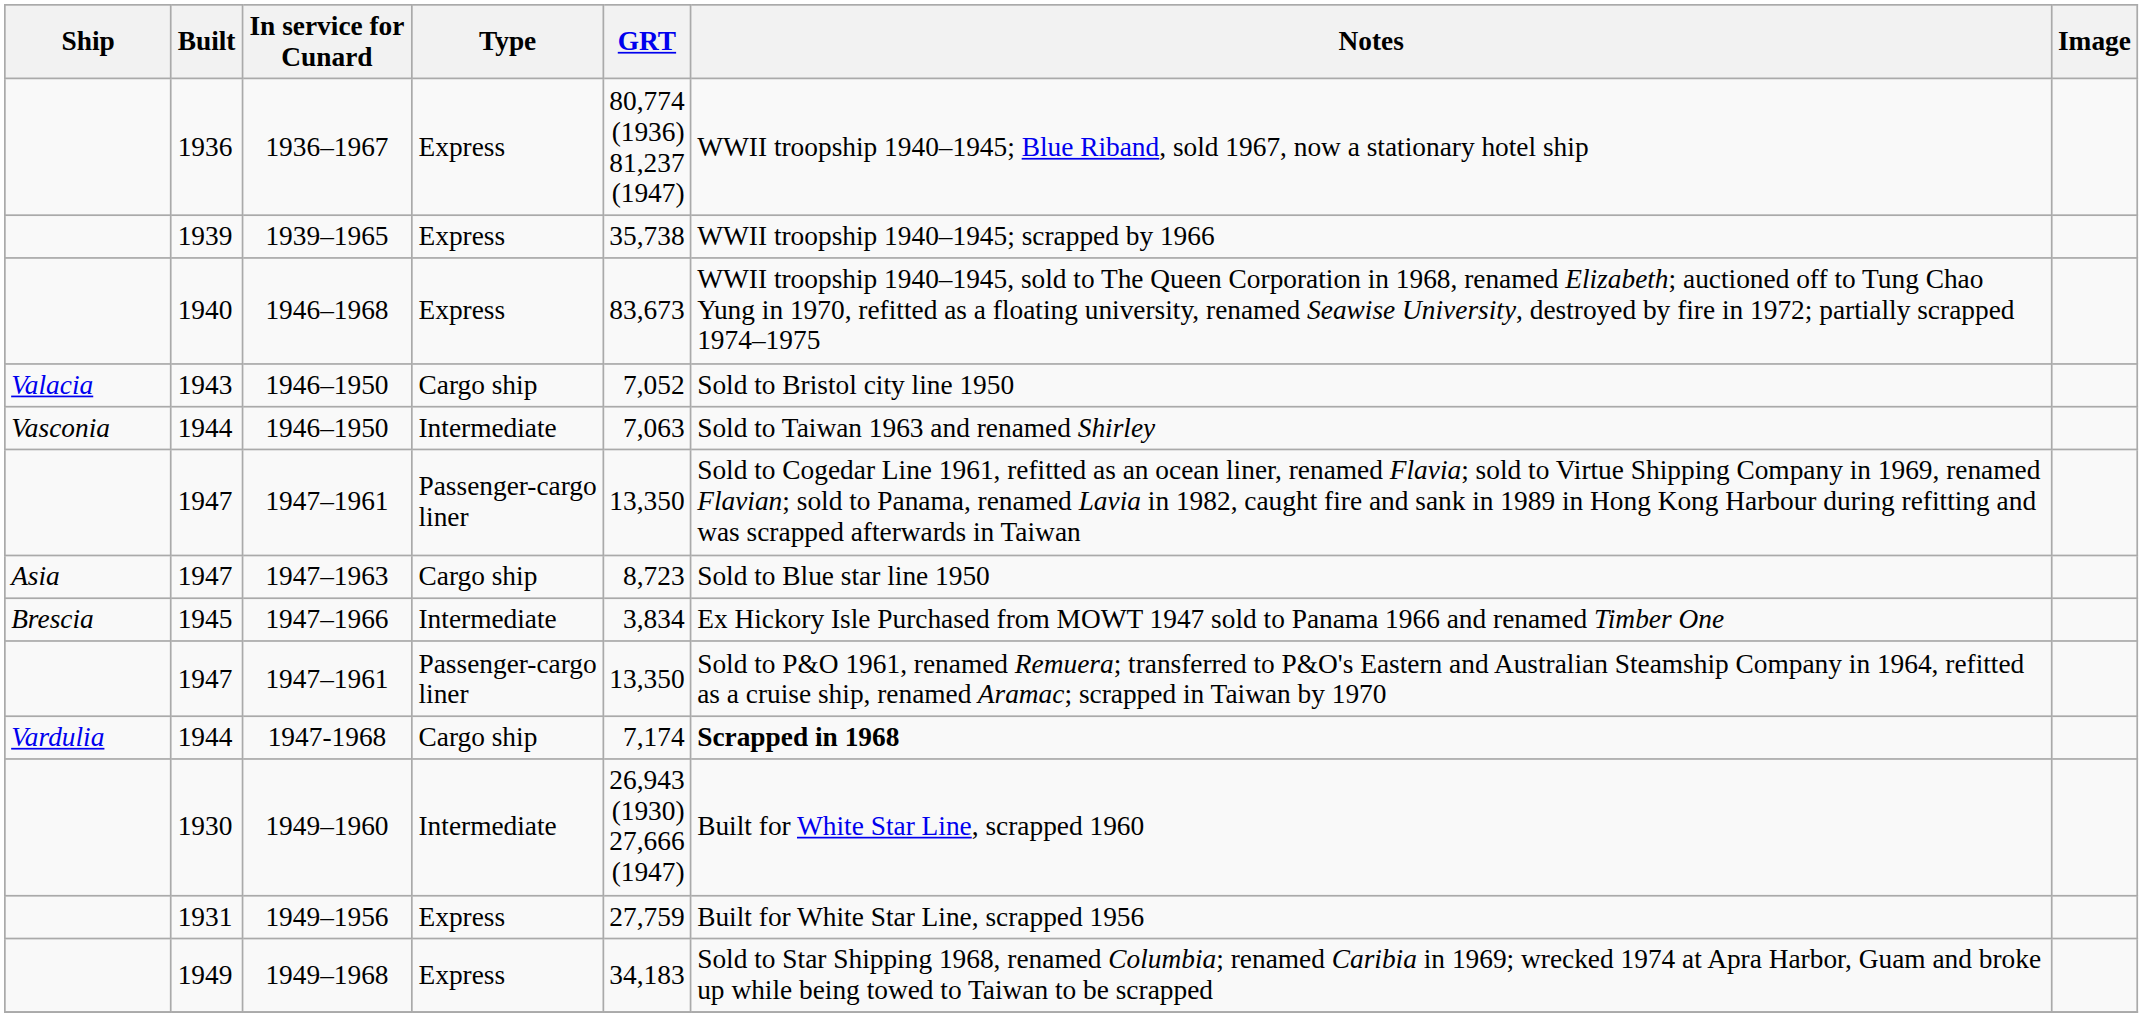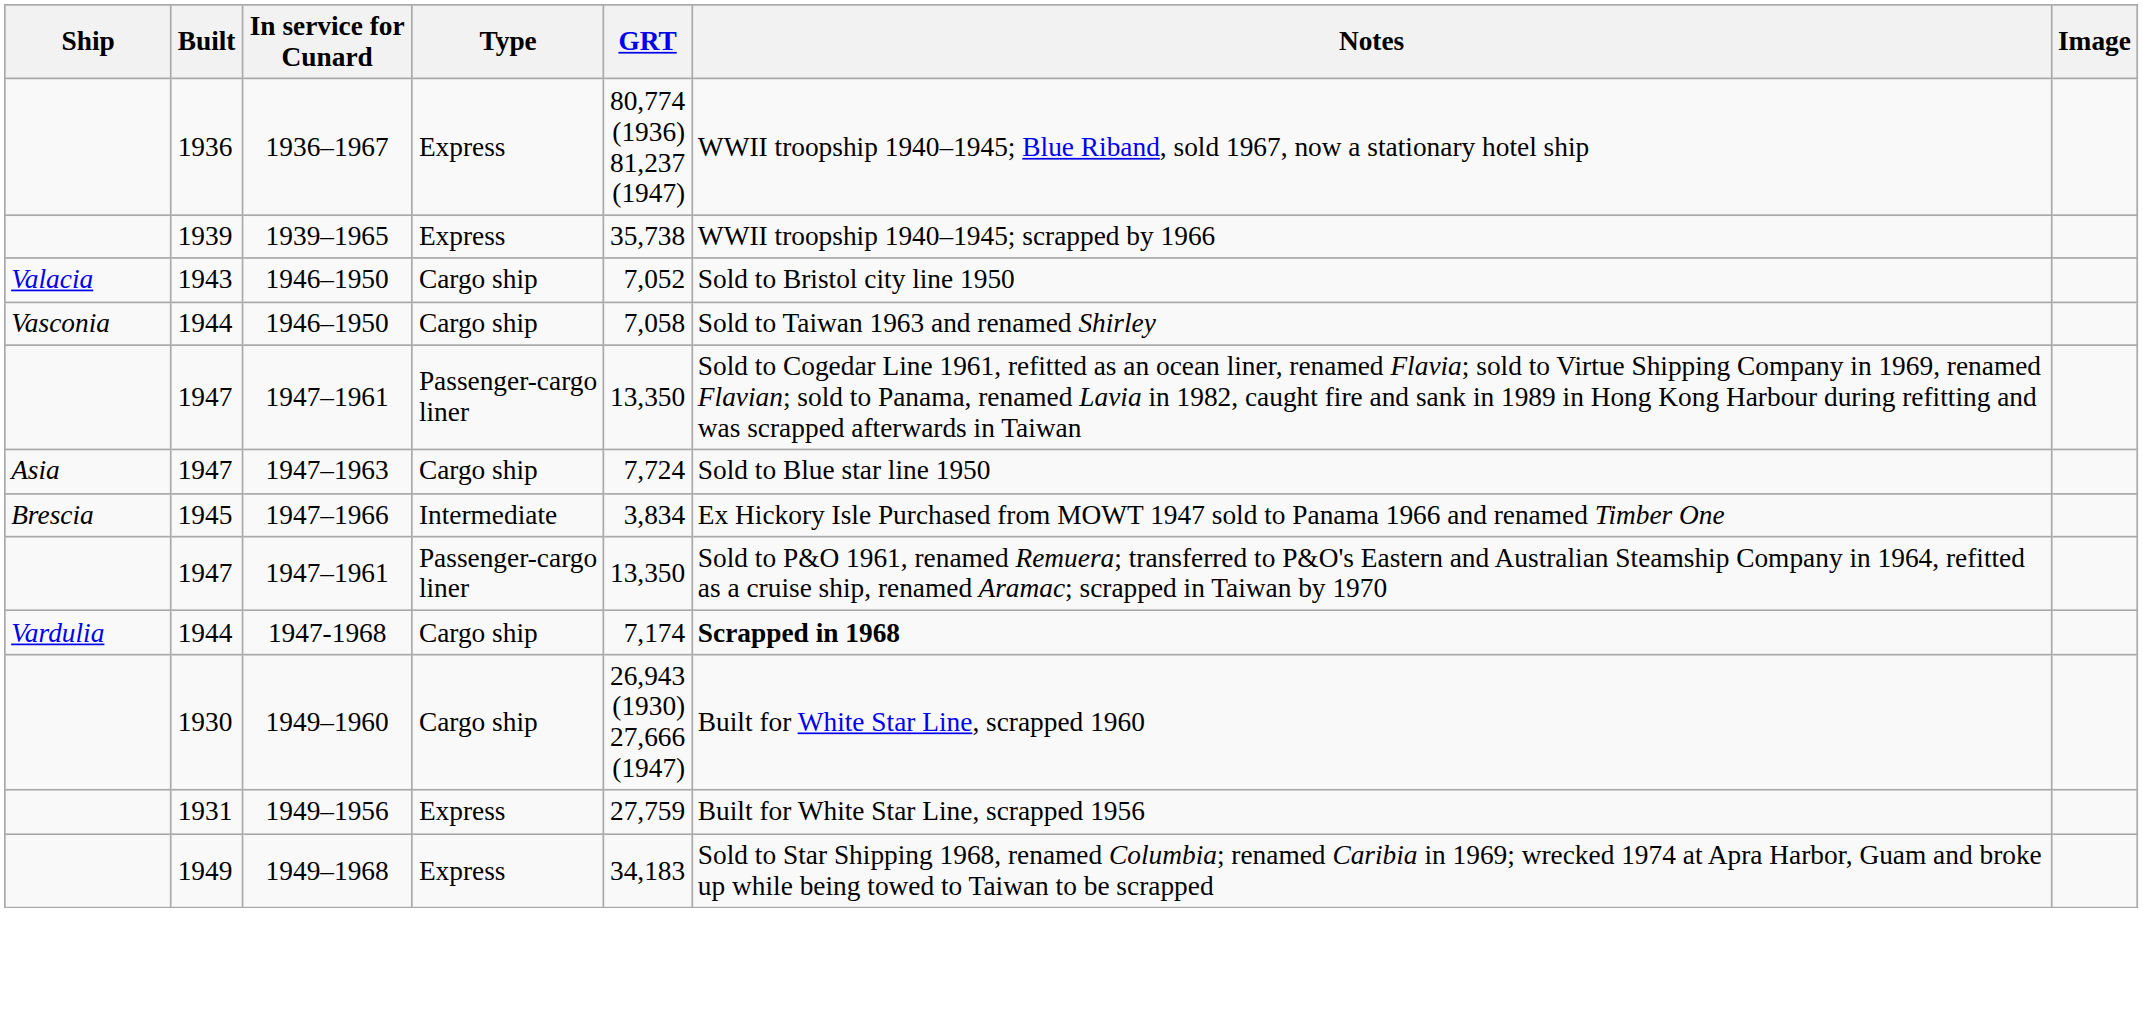- row: (205, 310)
(488, 427) Intermediate -> (478, 322) Cargo ship
(654, 427) 7,063 -> (654, 322) 7,058
(654, 576) 8,723 -> (654, 471) 7,724
(488, 826) Intermediate -> (478, 721) Cargo ship
